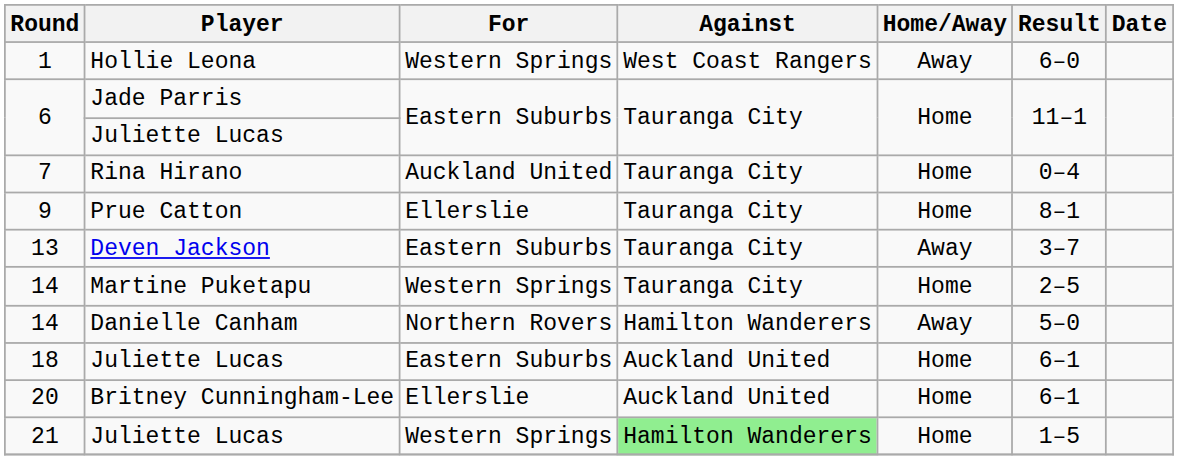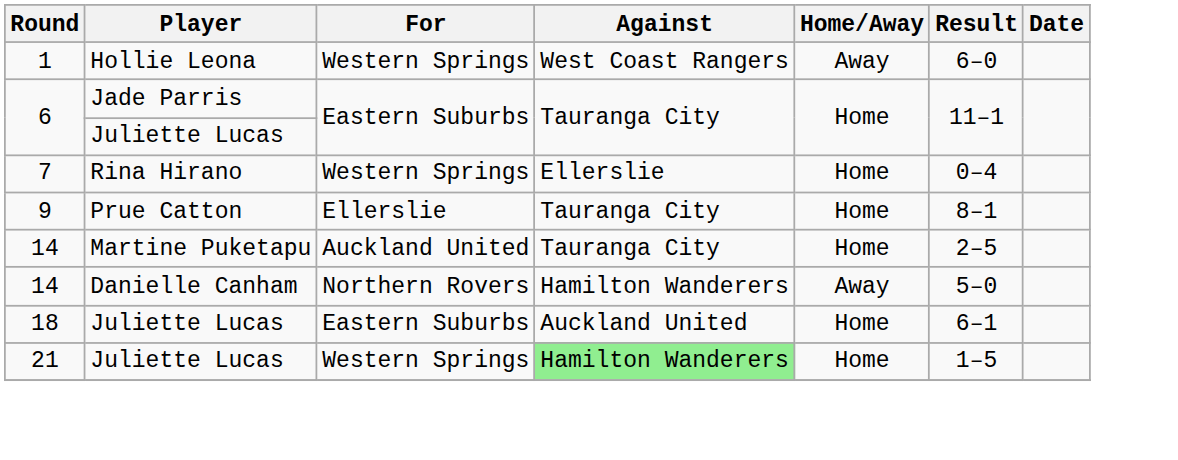(509, 174) Auckland United -> (426, 174) Western Springs
(713, 174) Tauranga City -> (603, 174) Ellerslie
- row: (45, 249)
(509, 286) Western Springs -> (426, 249) Auckland United
- row: (45, 399)
